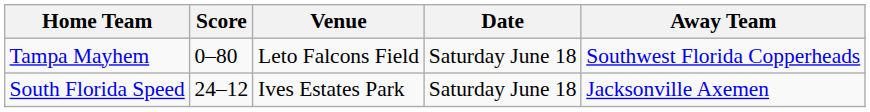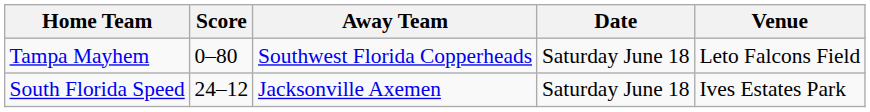columns swapped: (723, 21) <-> (338, 21)
